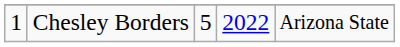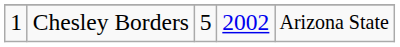(246, 23) 2022 -> (246, 23) 2002
